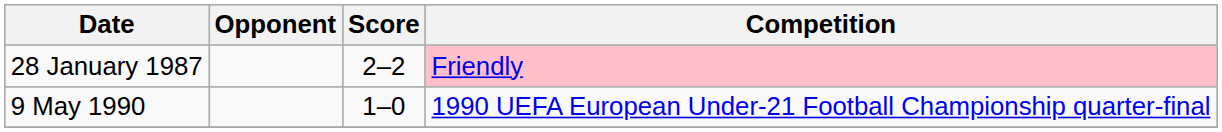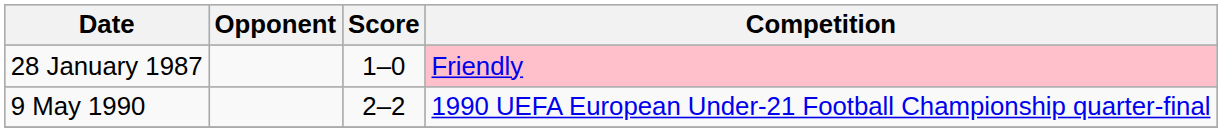(384, 65) 2–2 -> (384, 65) 1–0
(384, 106) 1–0 -> (384, 106) 2–2
